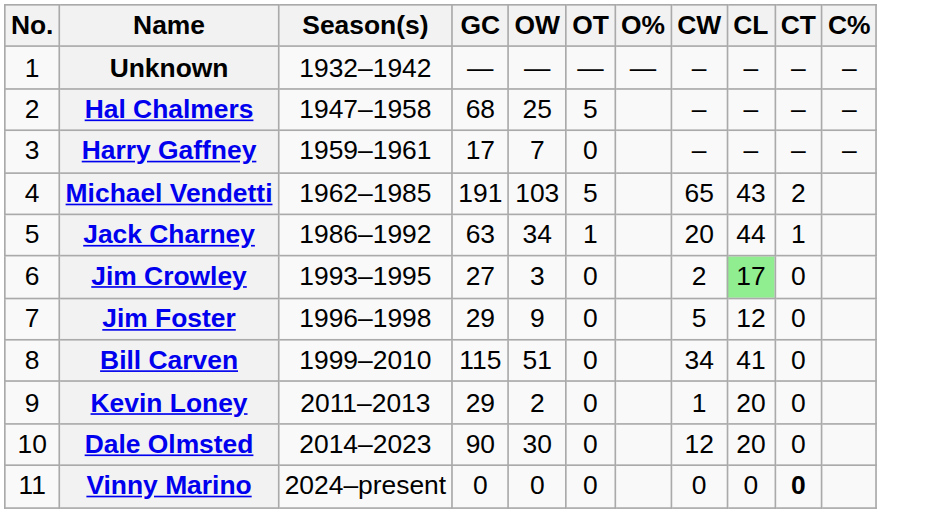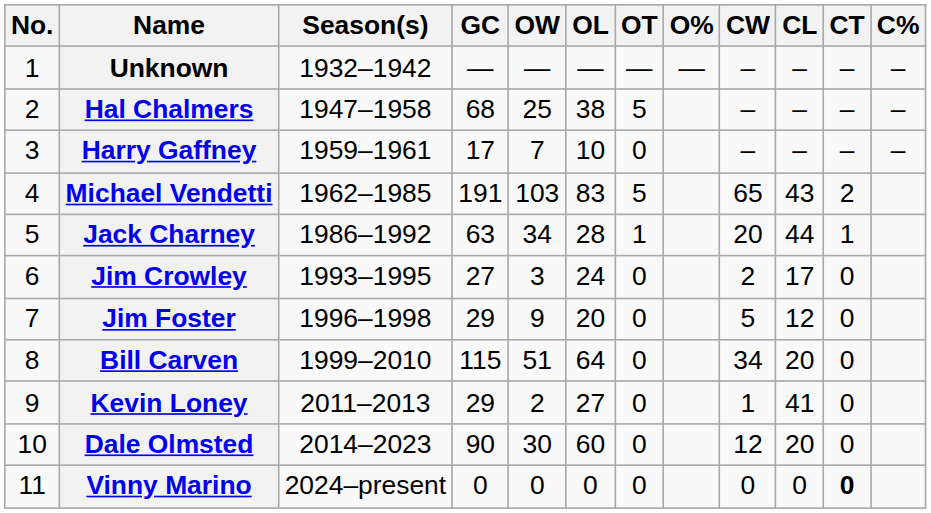+ column: (590, 25)
(751, 276) lightgreen background -> (800, 276) no background
(751, 360) 41 -> (800, 360) 20
(751, 402) 20 -> (800, 402) 41
